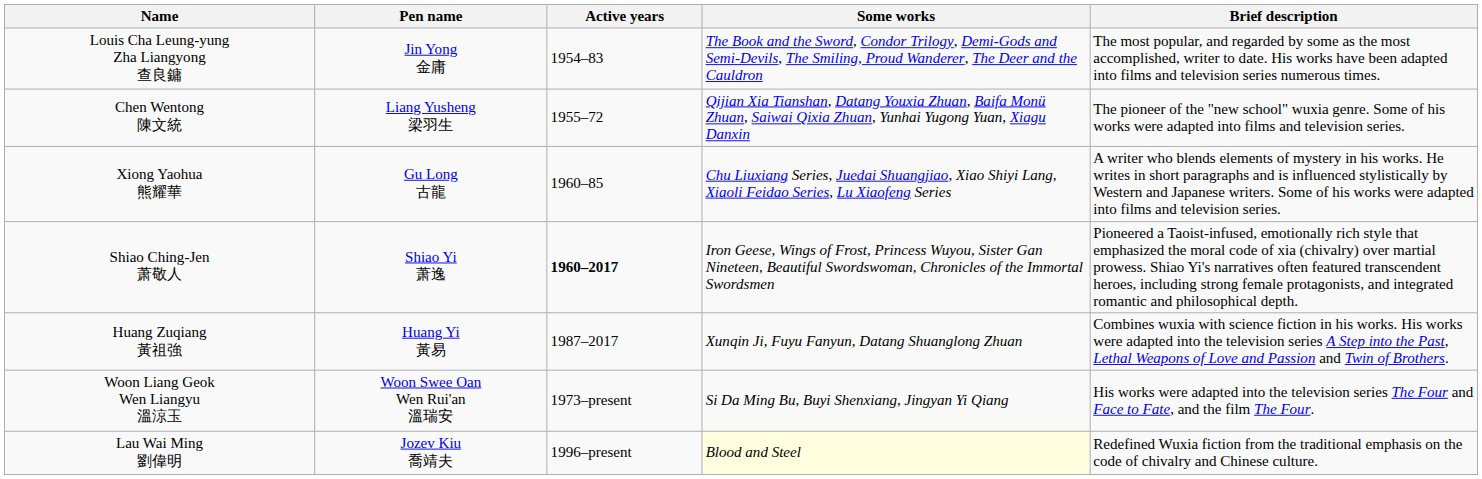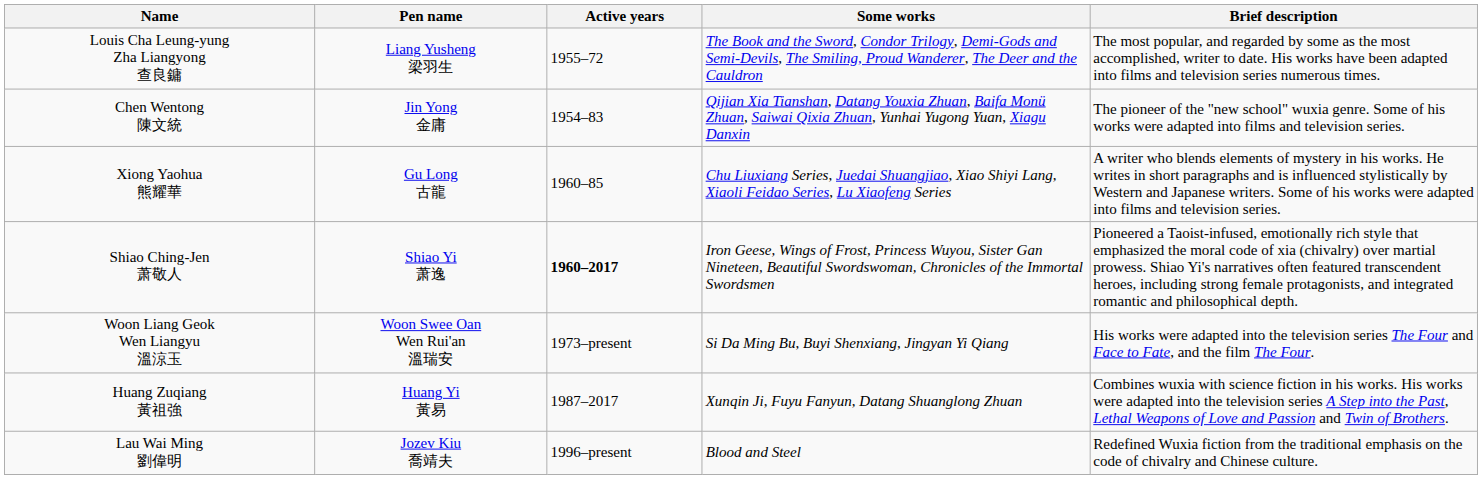(431, 57) Jin Yong 金庸 -> (431, 57) Liang Yusheng 梁羽生
(577, 58) 1954–83 -> (577, 58) 1955–72
(431, 116) Liang Yusheng 梁羽生 -> (431, 116) Jin Yong 金庸
(577, 117) 1955–72 -> (577, 117) 1954–83
rows swapped: (160, 399) <-> (160, 340)
(753, 452) lightyellow background -> (753, 452) no background
